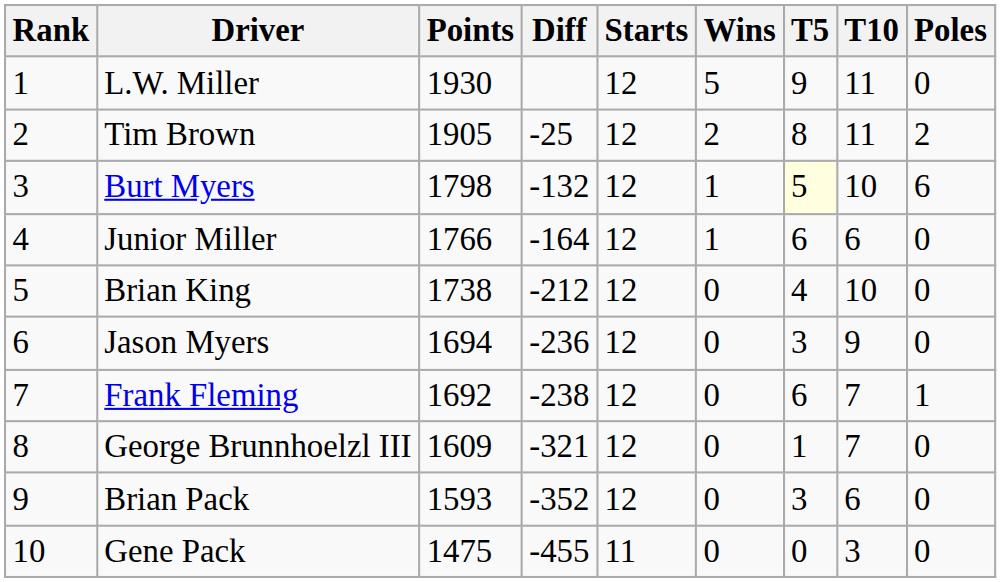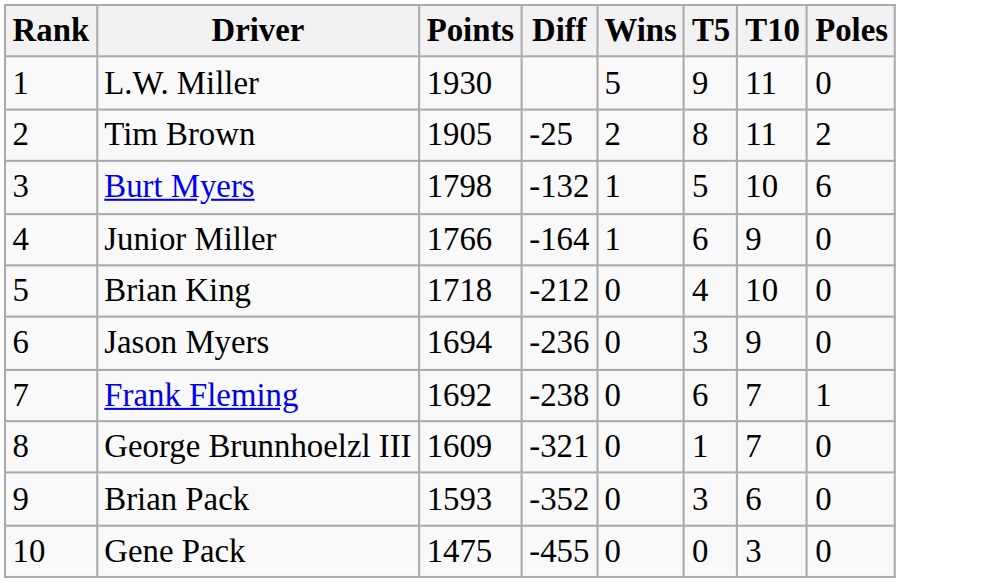- column: (646, 30)
(799, 186) lightyellow background -> (700, 186) no background
(852, 238) 6 -> (754, 238) 9
(459, 290) 1738 -> (459, 290) 1718
